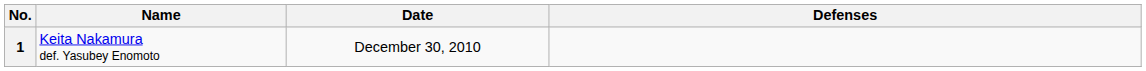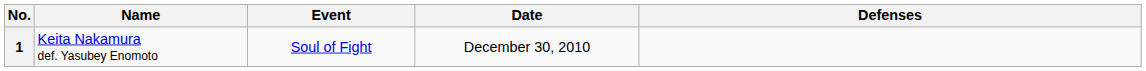+ column: (331, 15)
